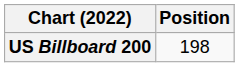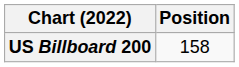(195, 47) 198 -> (195, 47) 158
